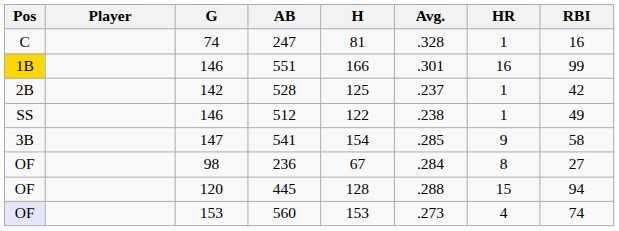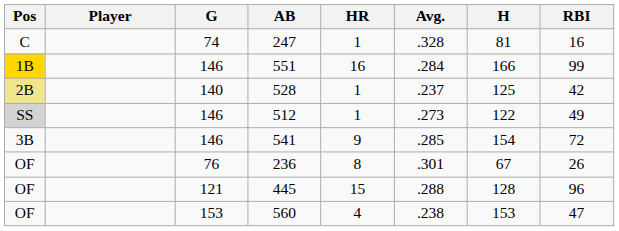columns swapped: (357, 16) <-> (504, 16)
(431, 66) .301 -> (431, 66) .284
(25, 90) no background -> (25, 90) khaki background
(211, 90) 142 -> (211, 90) 140
(25, 115) no background -> (25, 115) lightgrey background
(431, 115) .238 -> (431, 115) .273
(211, 139) 147 -> (211, 139) 146
(577, 139) 58 -> (577, 139) 72
(211, 164) 98 -> (211, 164) 76
(431, 164) .284 -> (431, 164) .301
(577, 164) 27 -> (577, 164) 26
(211, 189) 120 -> (211, 189) 121
(577, 189) 94 -> (577, 189) 96
(25, 213) lavender background -> (25, 213) no background
(431, 213) .273 -> (431, 213) .238
(577, 213) 74 -> (577, 213) 47
